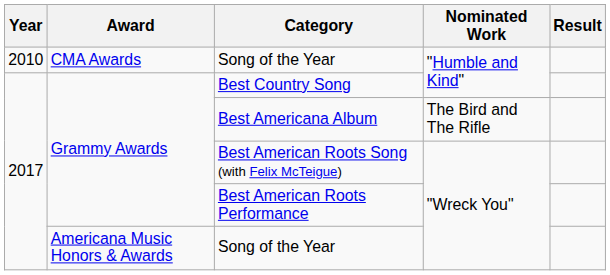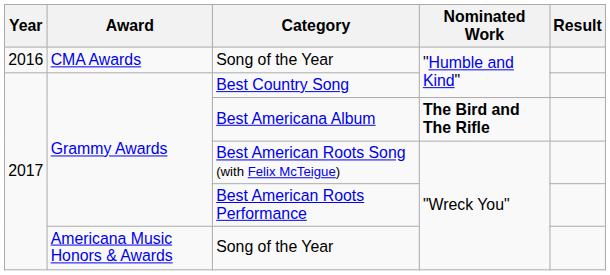(26, 60) 2010 -> (26, 60) 2016
(472, 119) normal -> (471, 119) bold
